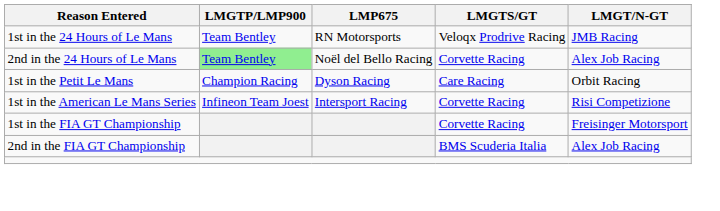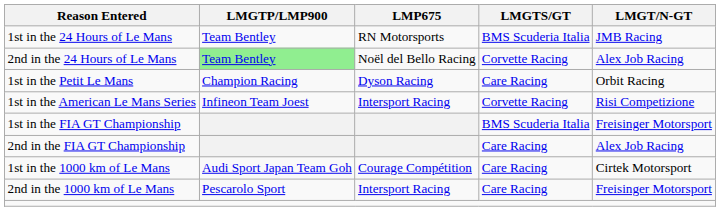(502, 36) Veloqx Prodrive Racing -> (536, 36) BMS Scuderia Italia
(482, 123) Corvette Racing -> (536, 123) BMS Scuderia Italia
(492, 145) BMS Scuderia Italia -> (515, 145) Care Racing
+ row: (89, 167)
+ row: (91, 189)
